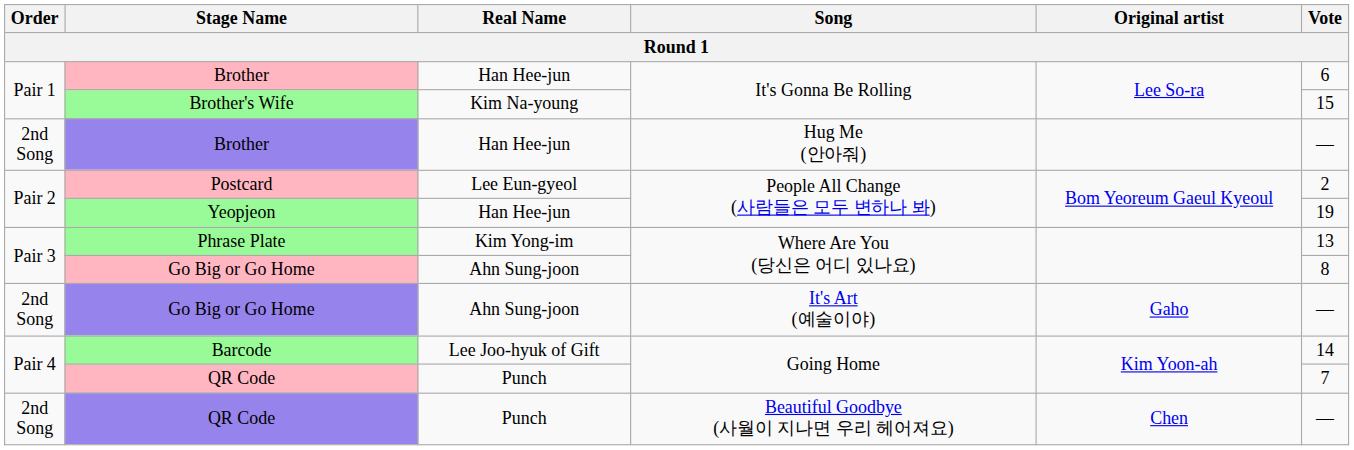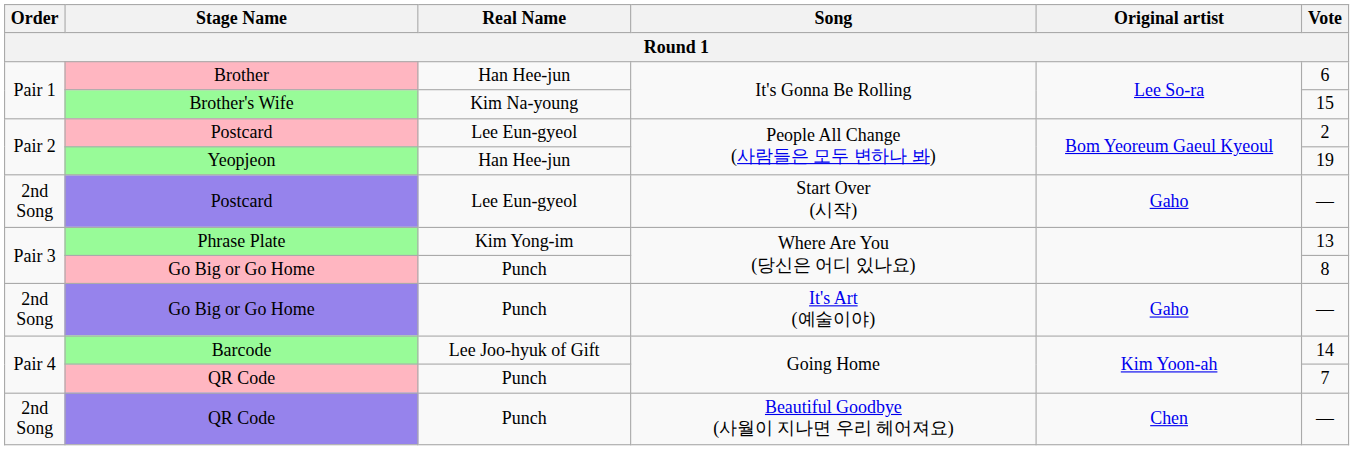- row: (241, 144)
+ row: (242, 200)
(524, 269) Ahn Sung-joon -> (524, 269) Punch
(524, 309) Ahn Sung-joon -> (524, 309) Punch
